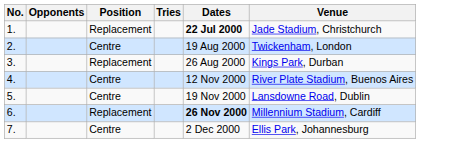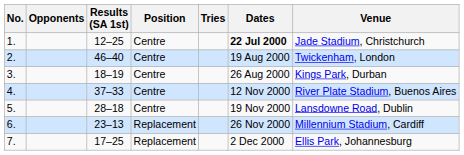+ column: (109, 18)
(120, 29) Replacement -> (149, 41) Centre
(120, 63) Replacement -> (149, 74) Centre
(216, 113) bold -> (260, 125) normal
(105, 130) Centre -> (165, 141) Replacement
